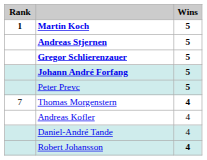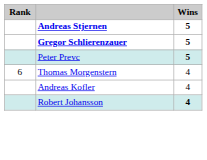- row: (63, 26)
- row: (83, 72)
(20, 102) 7 -> (20, 72) 6
(188, 102) bold -> (188, 72) normal
- row: (75, 132)
